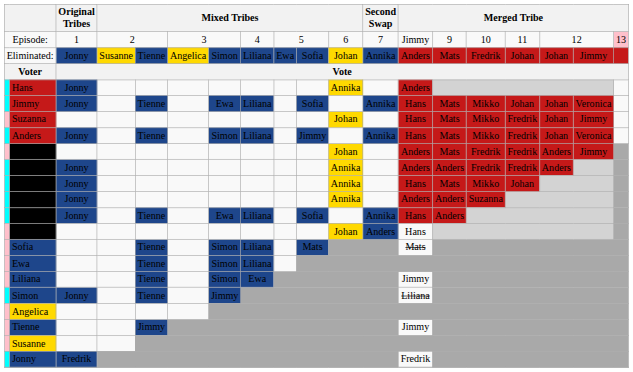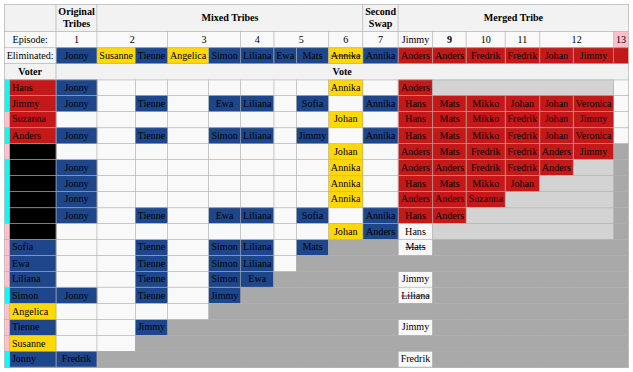(450, 39) normal -> (450, 39) bold
(312, 55) Sofia -> (312, 55) Mats
(346, 55) Johan -> (346, 55) Annika
(450, 55) Mats -> (450, 55) Anders
(522, 55) Johan -> (522, 55) Fredrik
